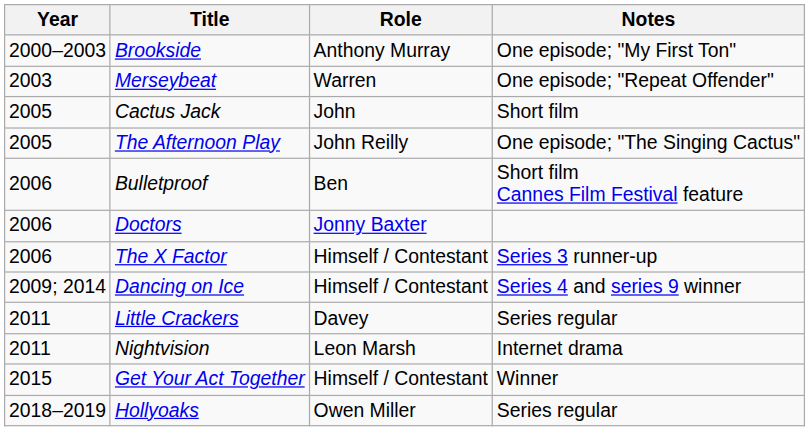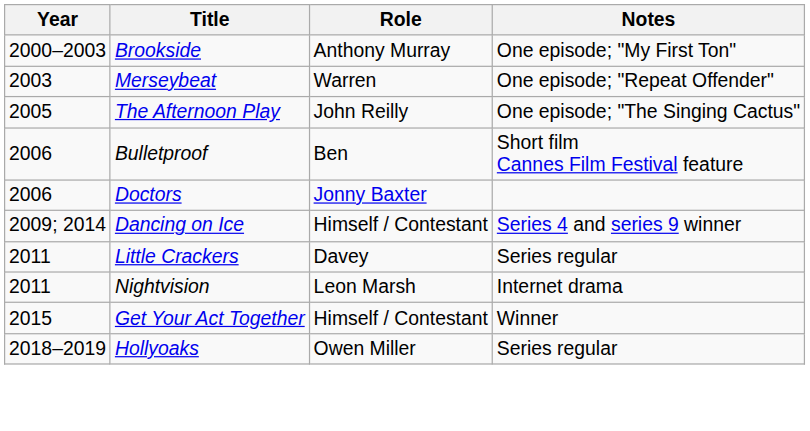- row: (168, 111)
- row: (171, 256)
